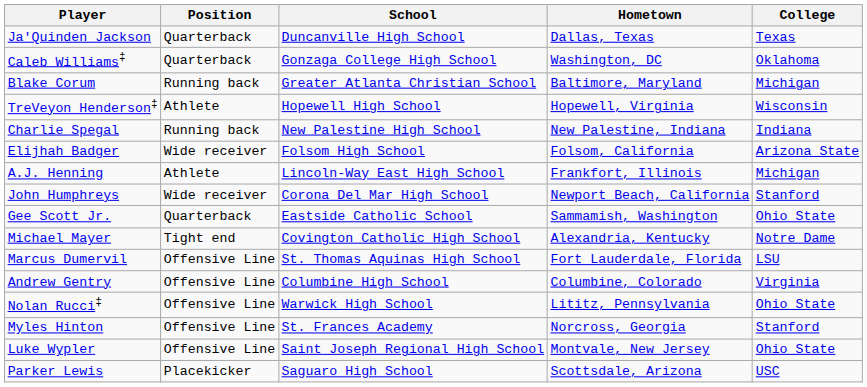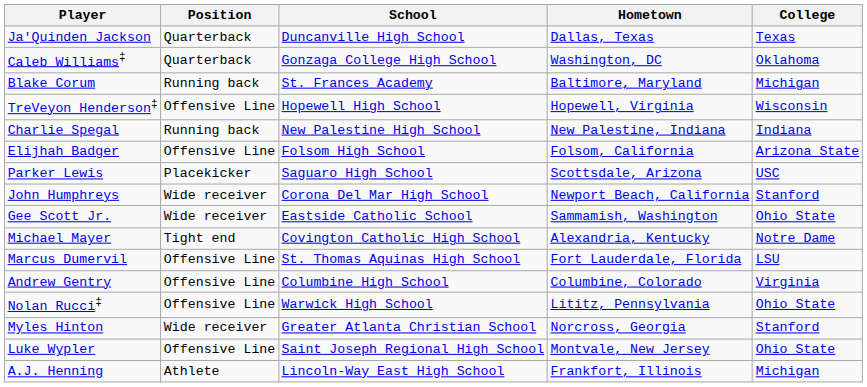(409, 84) Greater Atlanta Christian School -> (357, 84) St. Frances Academy
(192, 107) Athlete -> (220, 107) Offensive Line
(216, 152) Wide receiver -> (220, 152) Offensive Line
rows swapped: (55, 173) <-> (55, 371)
(208, 217) Quarterback -> (216, 217) Wide receiver
(220, 328) Offensive Line -> (216, 328) Wide receiver
(357, 328) St. Frances Academy -> (409, 328) Greater Atlanta Christian School
